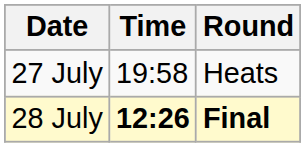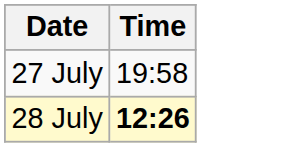- column: (249, 27)
